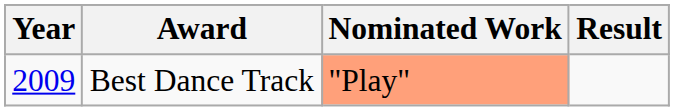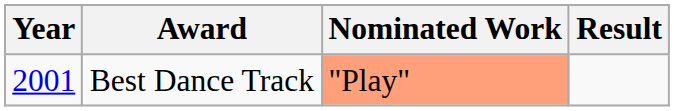(44, 79) 2009 -> (44, 79) 2001
